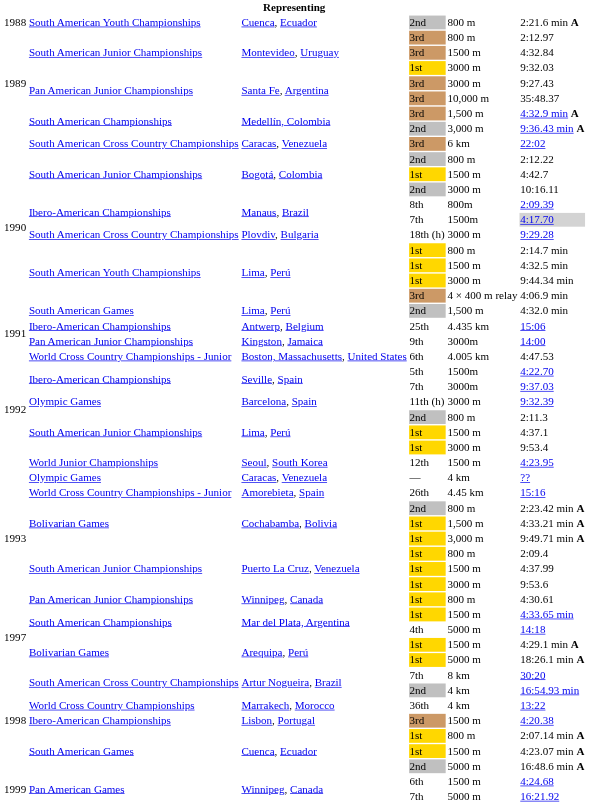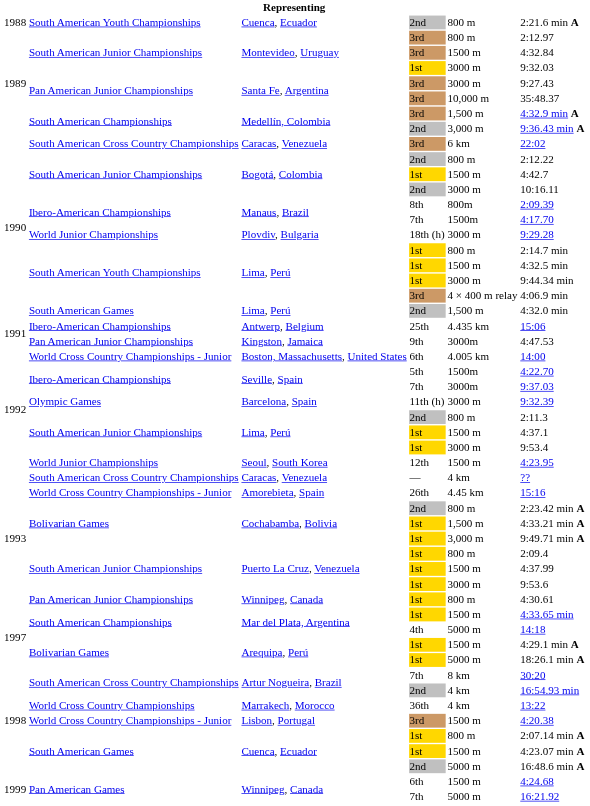(537, 219) lightgrey background -> (537, 219) no background
(134, 235) South American Cross Country Championships -> (93, 235) World Junior Championships
(533, 341) 14:00 -> (537, 341) 4:47.53
(537, 356) 4:47.53 -> (533, 356) 14:00
(65, 478) Olympic Games -> (134, 478) South American Cross Country Championships
(100, 720) Ibero-American Championships -> (130, 720) World Cross Country Championships - Junior
